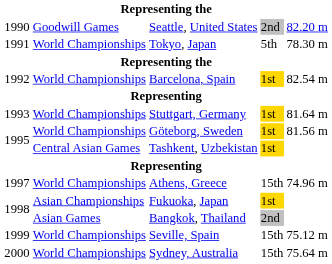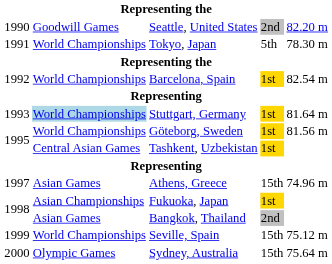(89, 113) no background -> (89, 113) lightblue background
(89, 183) World Championships -> (67, 183) Asian Games
(89, 252) World Championships -> (74, 252) Olympic Games
